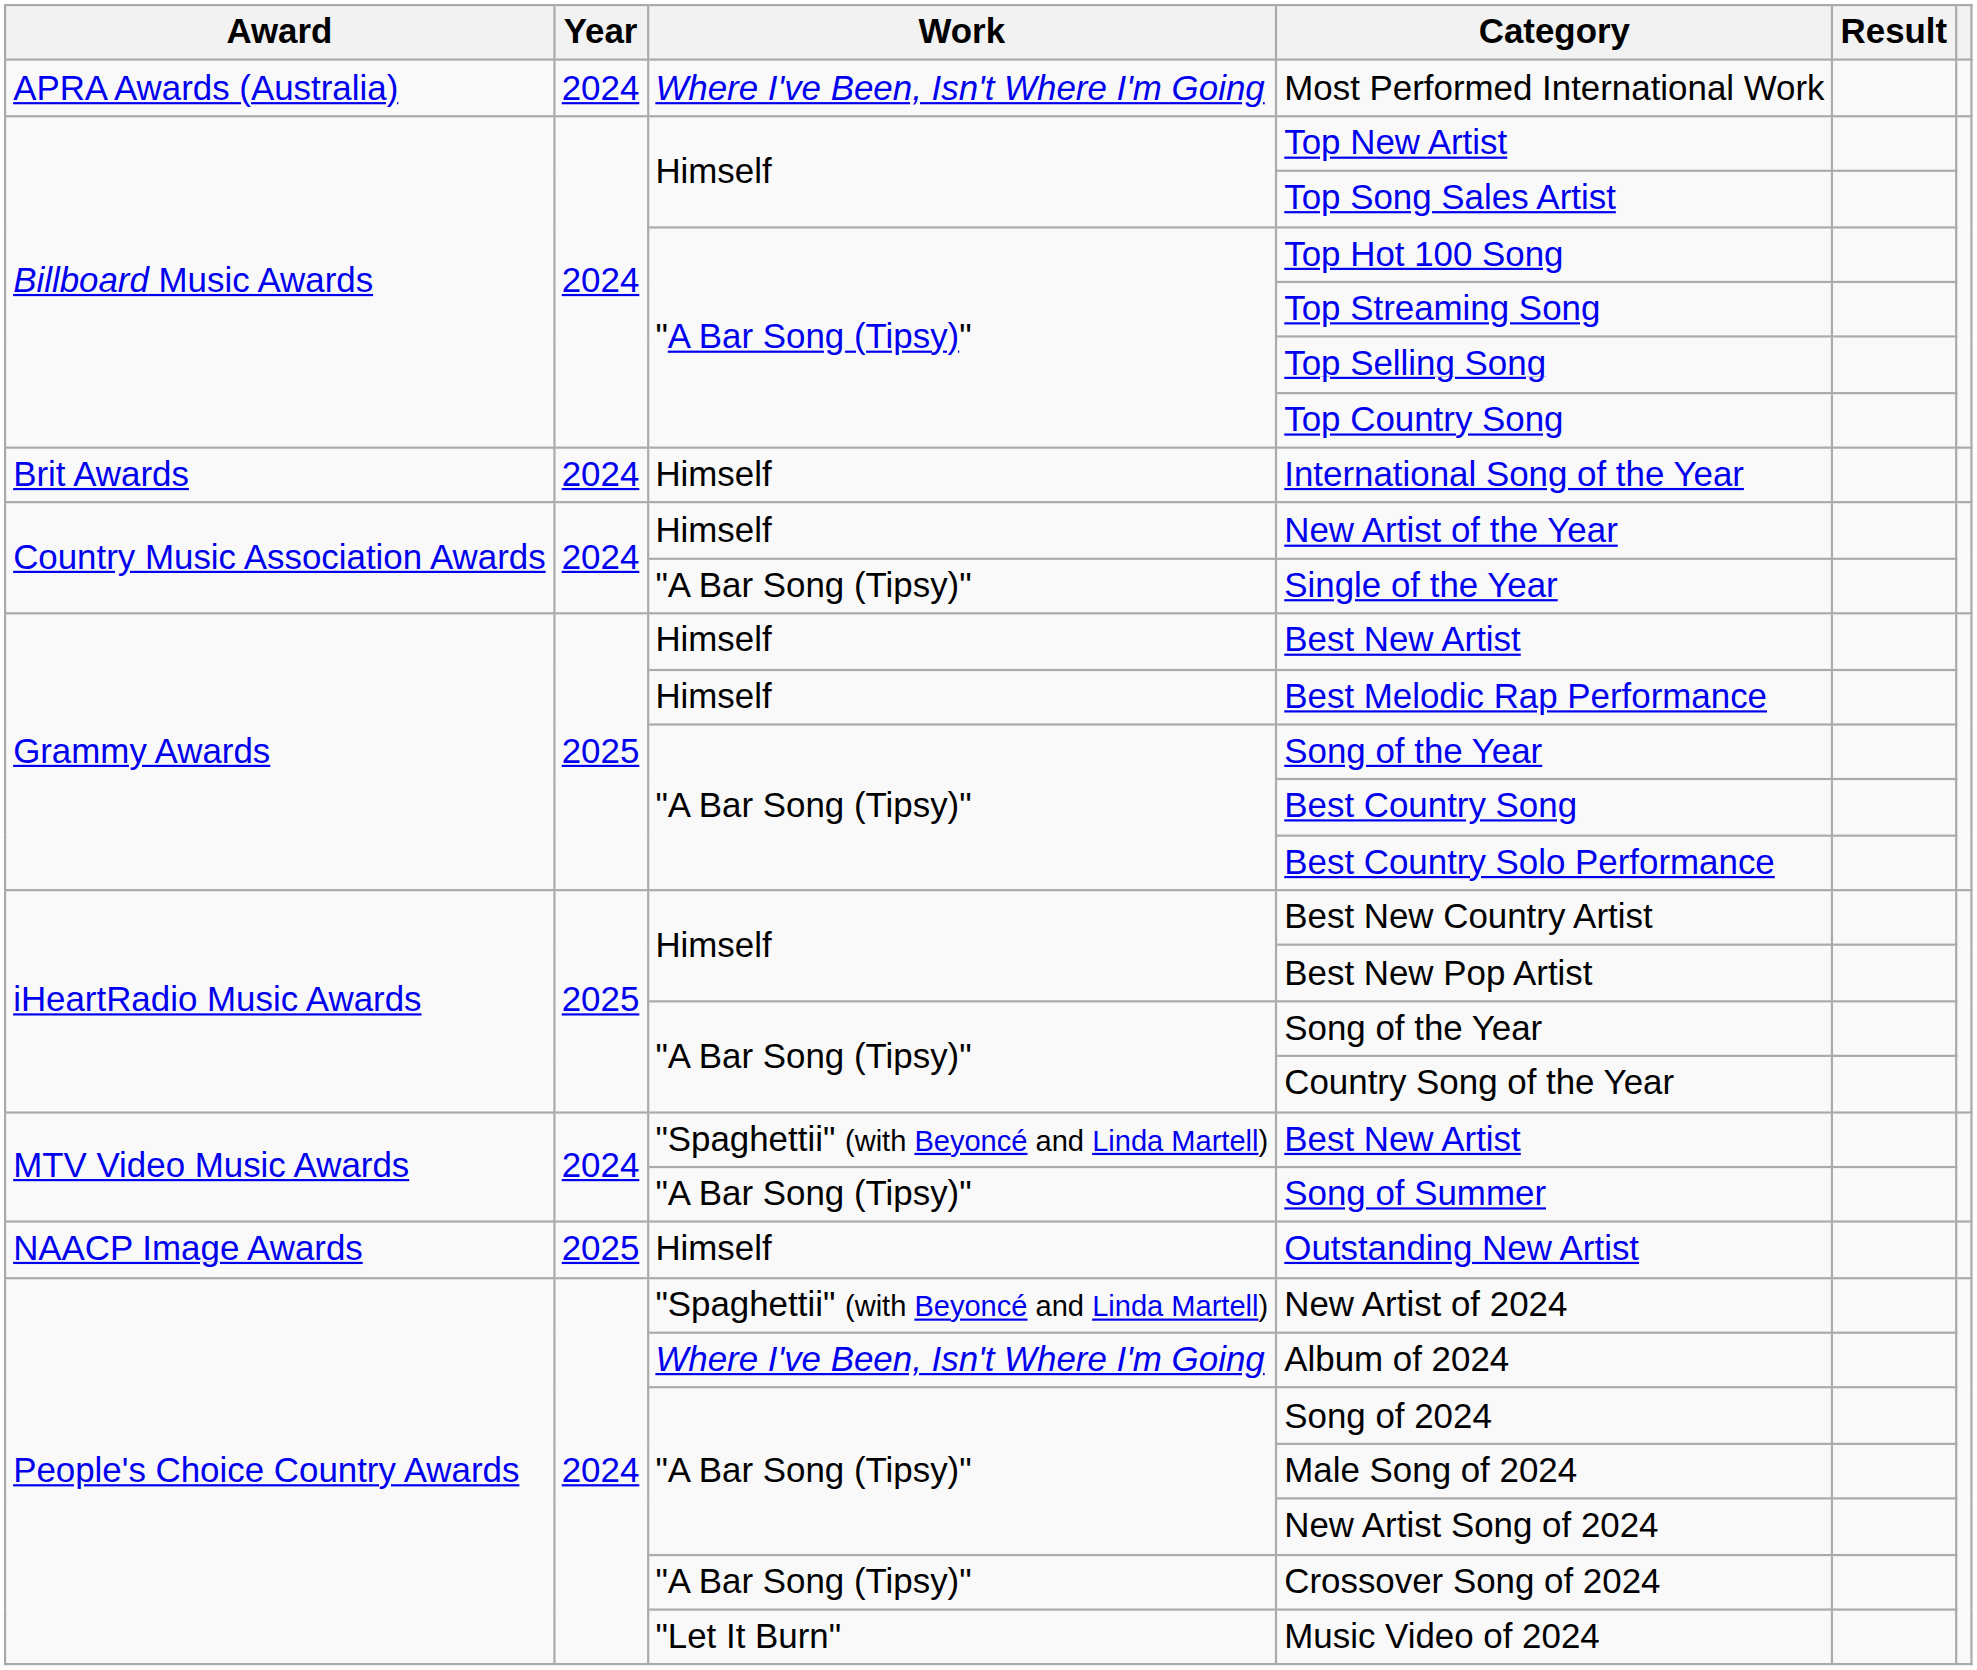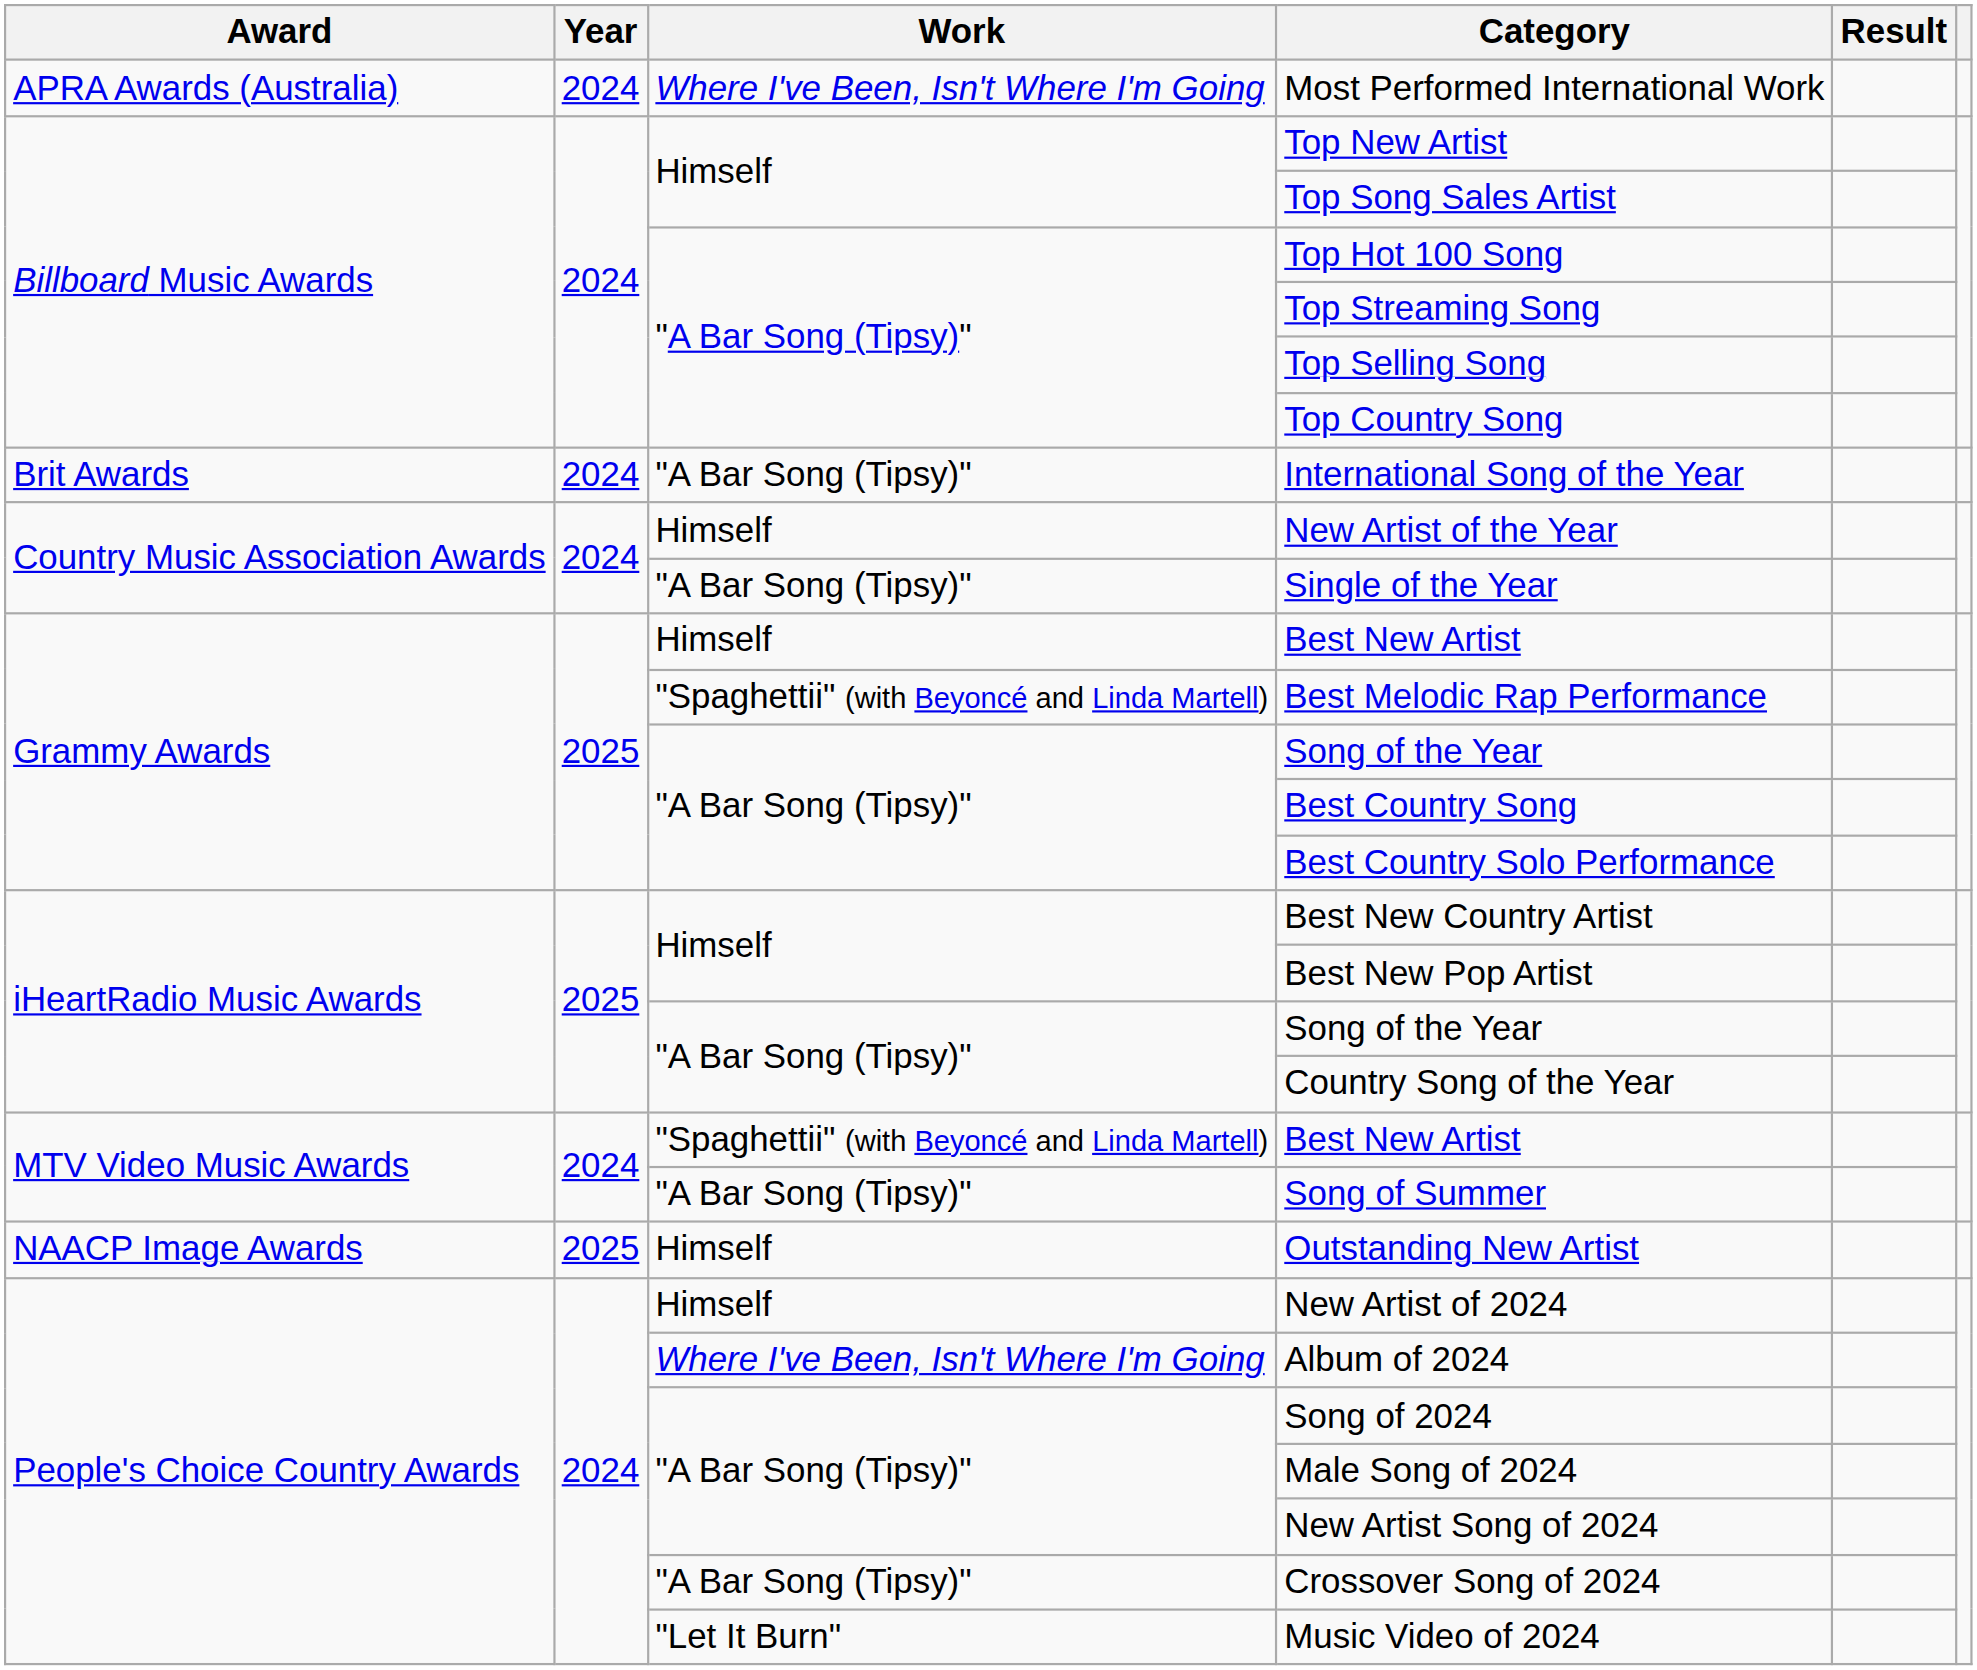(714, 474) Himself -> (813, 474) "A Bar Song (Tipsy)"
(714, 695) Himself -> (962, 695) "Spaghettii" (with Beyoncé and Linda Martell)
(962, 1304) "Spaghettii" (with Beyoncé and Linda Martell) -> (714, 1304) Himself
